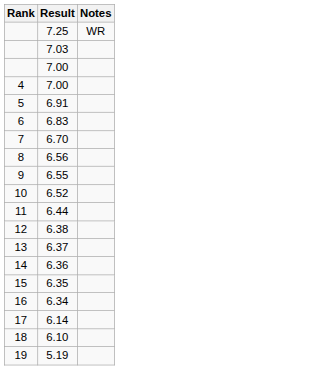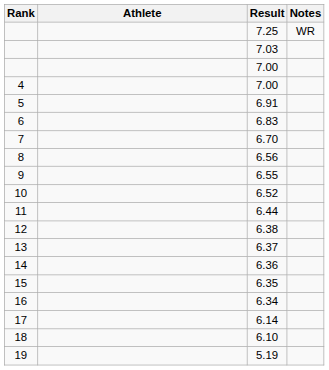+ column: (142, 13)
